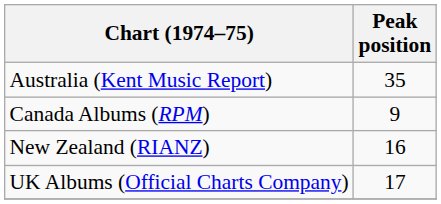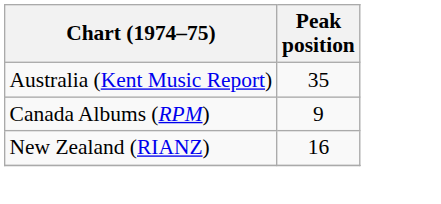- row: (179, 181)
